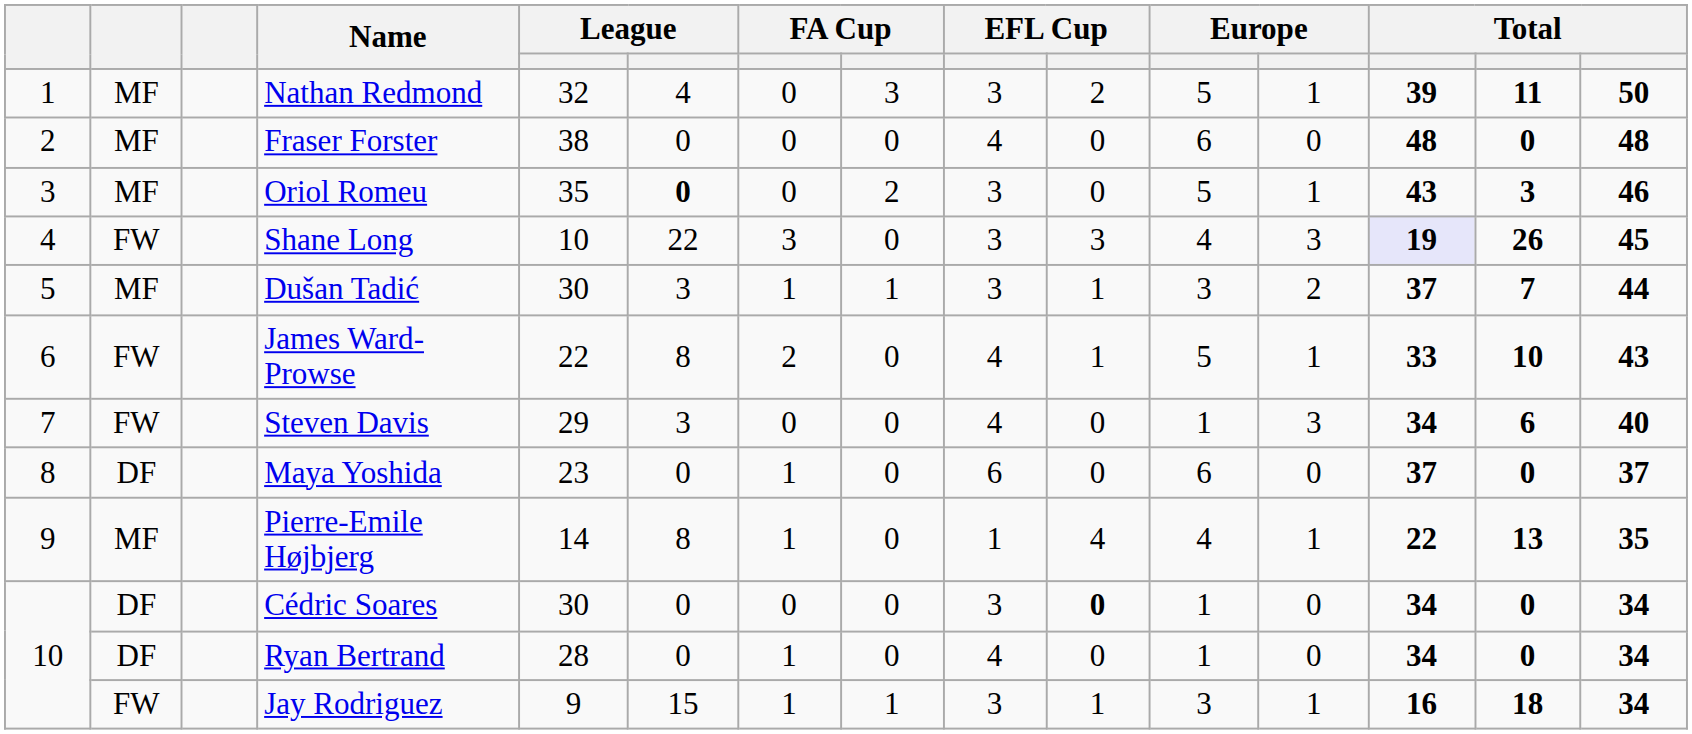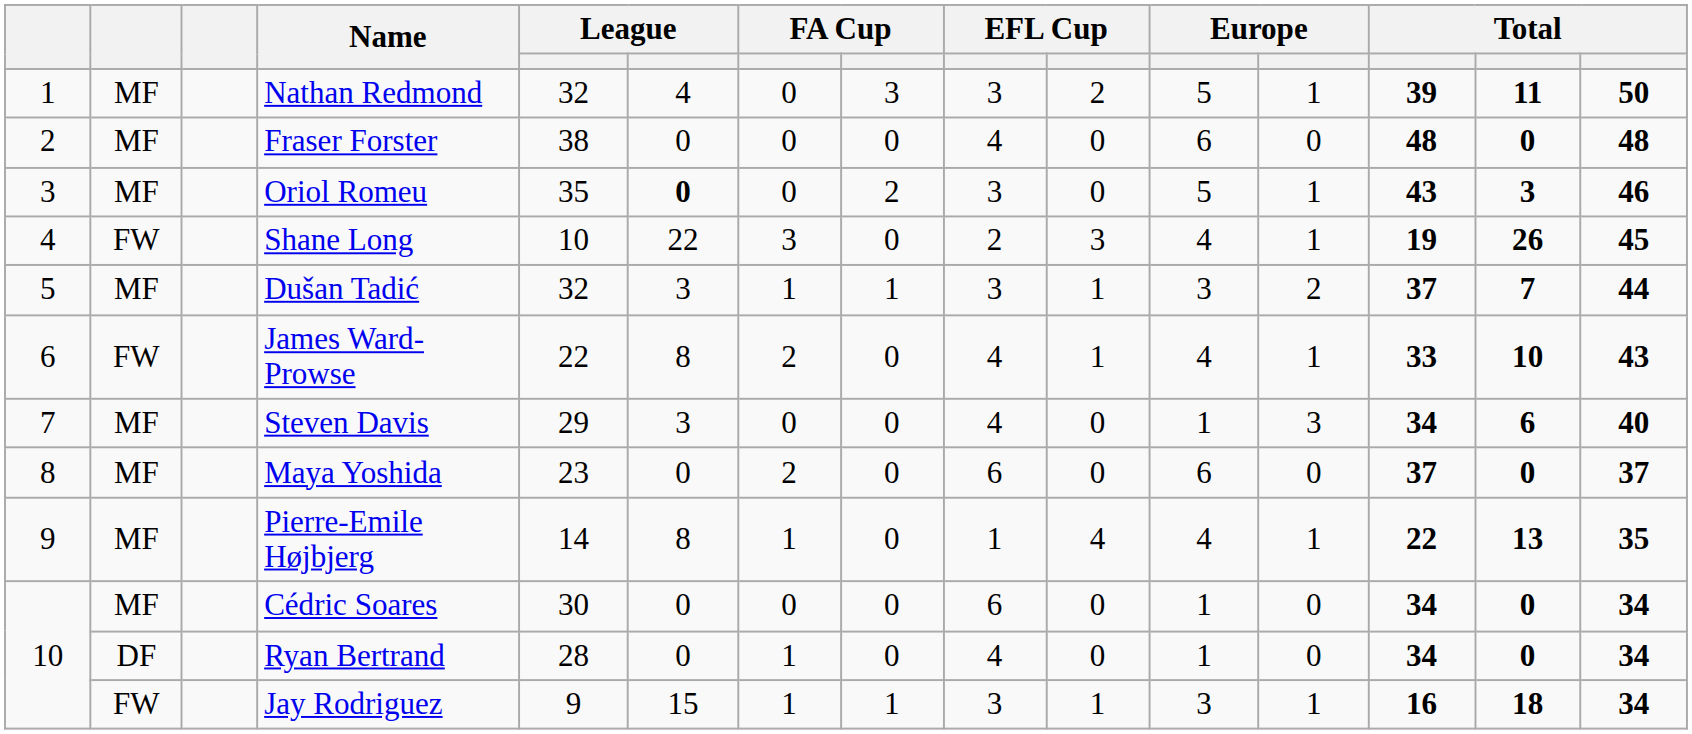(995, 240) 3 -> (995, 240) 2
(1314, 240) 3 -> (1314, 240) 1
(1422, 240) lavender background -> (1422, 240) no background
(573, 289) 30 -> (573, 289) 32
(1204, 356) 5 -> (1204, 356) 4
(136, 422) FW -> (136, 422) MF
(136, 472) DF -> (136, 472) MF
(789, 472) 1 -> (789, 472) 2
(136, 605) DF -> (136, 605) MF
(995, 605) 3 -> (995, 605) 6
(1098, 605) bold -> (1098, 605) normal
